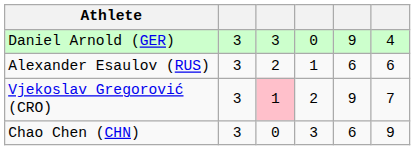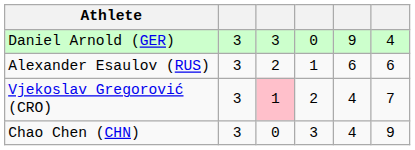(352, 99) 9 -> (352, 99) 4
(352, 132) 6 -> (352, 132) 4
